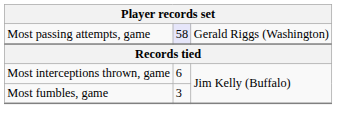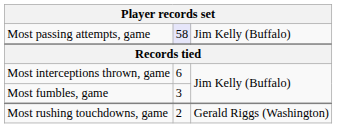(261, 33) Gerald Riggs (Washington) -> (242, 33) Jim Kelly (Buffalo)
+ row: (88, 113)
